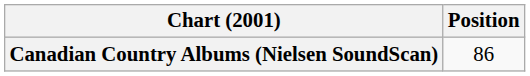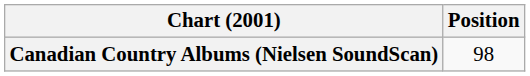(484, 53) 86 -> (484, 53) 98
